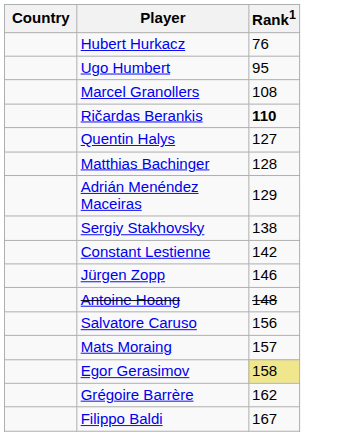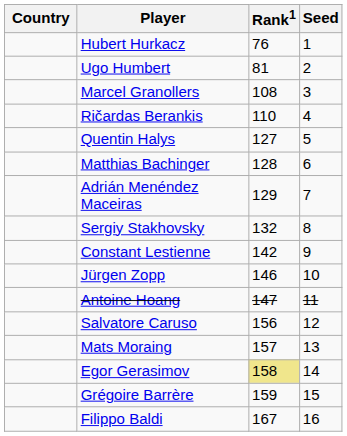+ column: (321, 18)
(260, 68) 95 -> (260, 68) 81
(264, 115) bold -> (264, 115) normal
(265, 228) 138 -> (265, 228) 132
(265, 299) 148 -> (265, 299) 147
(265, 395) 162 -> (265, 395) 159
